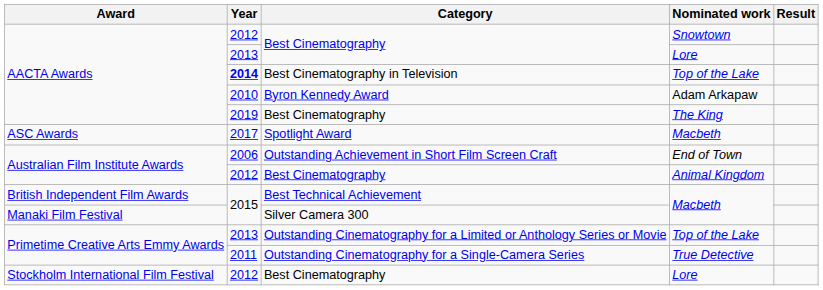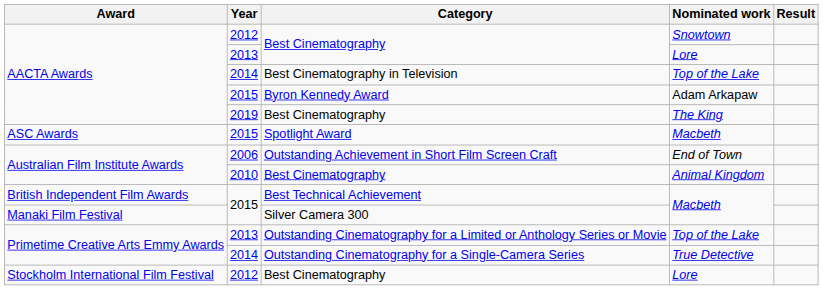(244, 74) bold -> (244, 74) normal
(244, 94) 2010 -> (244, 94) 2015
(244, 134) 2017 -> (244, 134) 2015
(244, 174) 2012 -> (244, 174) 2010
(244, 255) 2011 -> (244, 255) 2014
